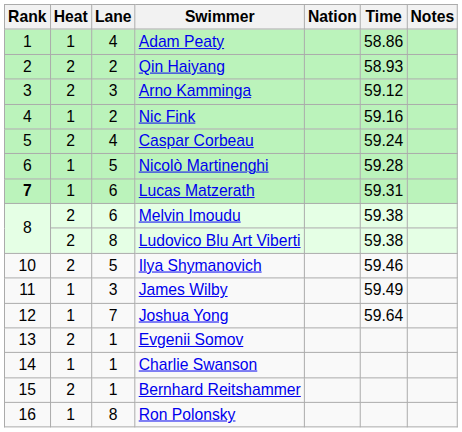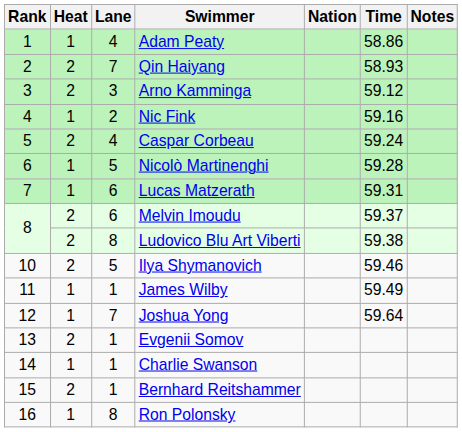(113, 66) 2 -> (113, 66) 7
(27, 191) bold -> (27, 191) normal
(384, 215) 59.38 -> (384, 215) 59.37
(113, 290) 3 -> (113, 290) 1
